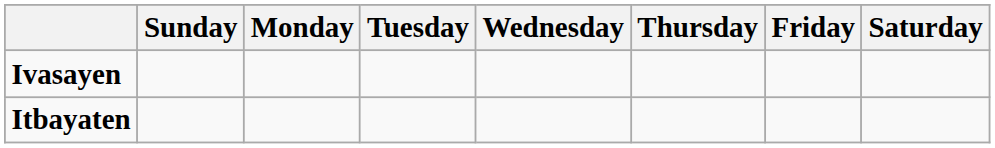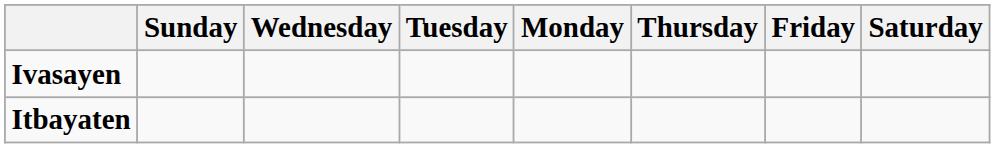columns swapped: (302, 27) <-> (553, 27)
